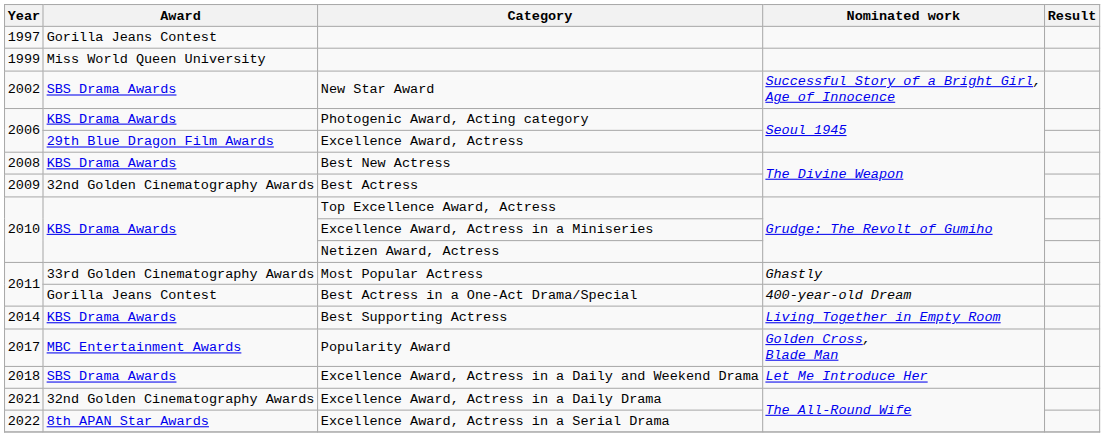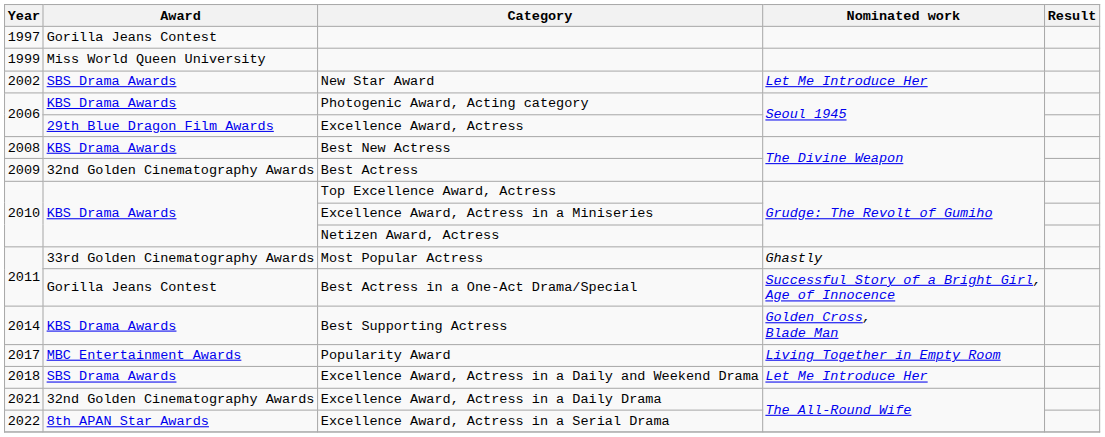(903, 89) Successful Story of a Bright Girl, Age of Innocence -> (847, 82) Let Me Introduce Her
(838, 296) 400-year-old Dream -> (903, 288) Successful Story of a Bright Girl, Age of Innocence
(883, 318) Living Together in Empty Room -> (818, 325) Golden Cross, Blade Man
(818, 347) Golden Cross, Blade Man -> (883, 355) Living Together in Empty Room
